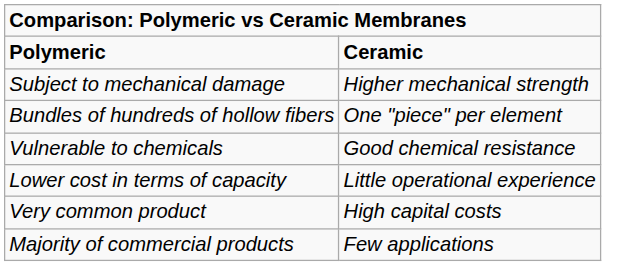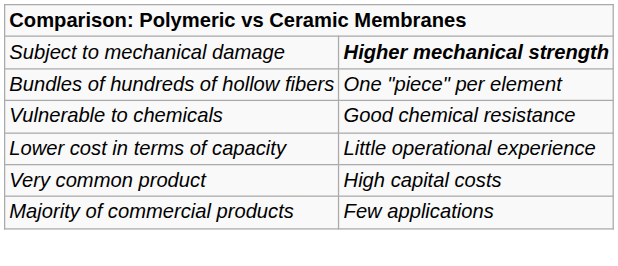- row: (57, 52)
(466, 84) normal -> (476, 52) bold
